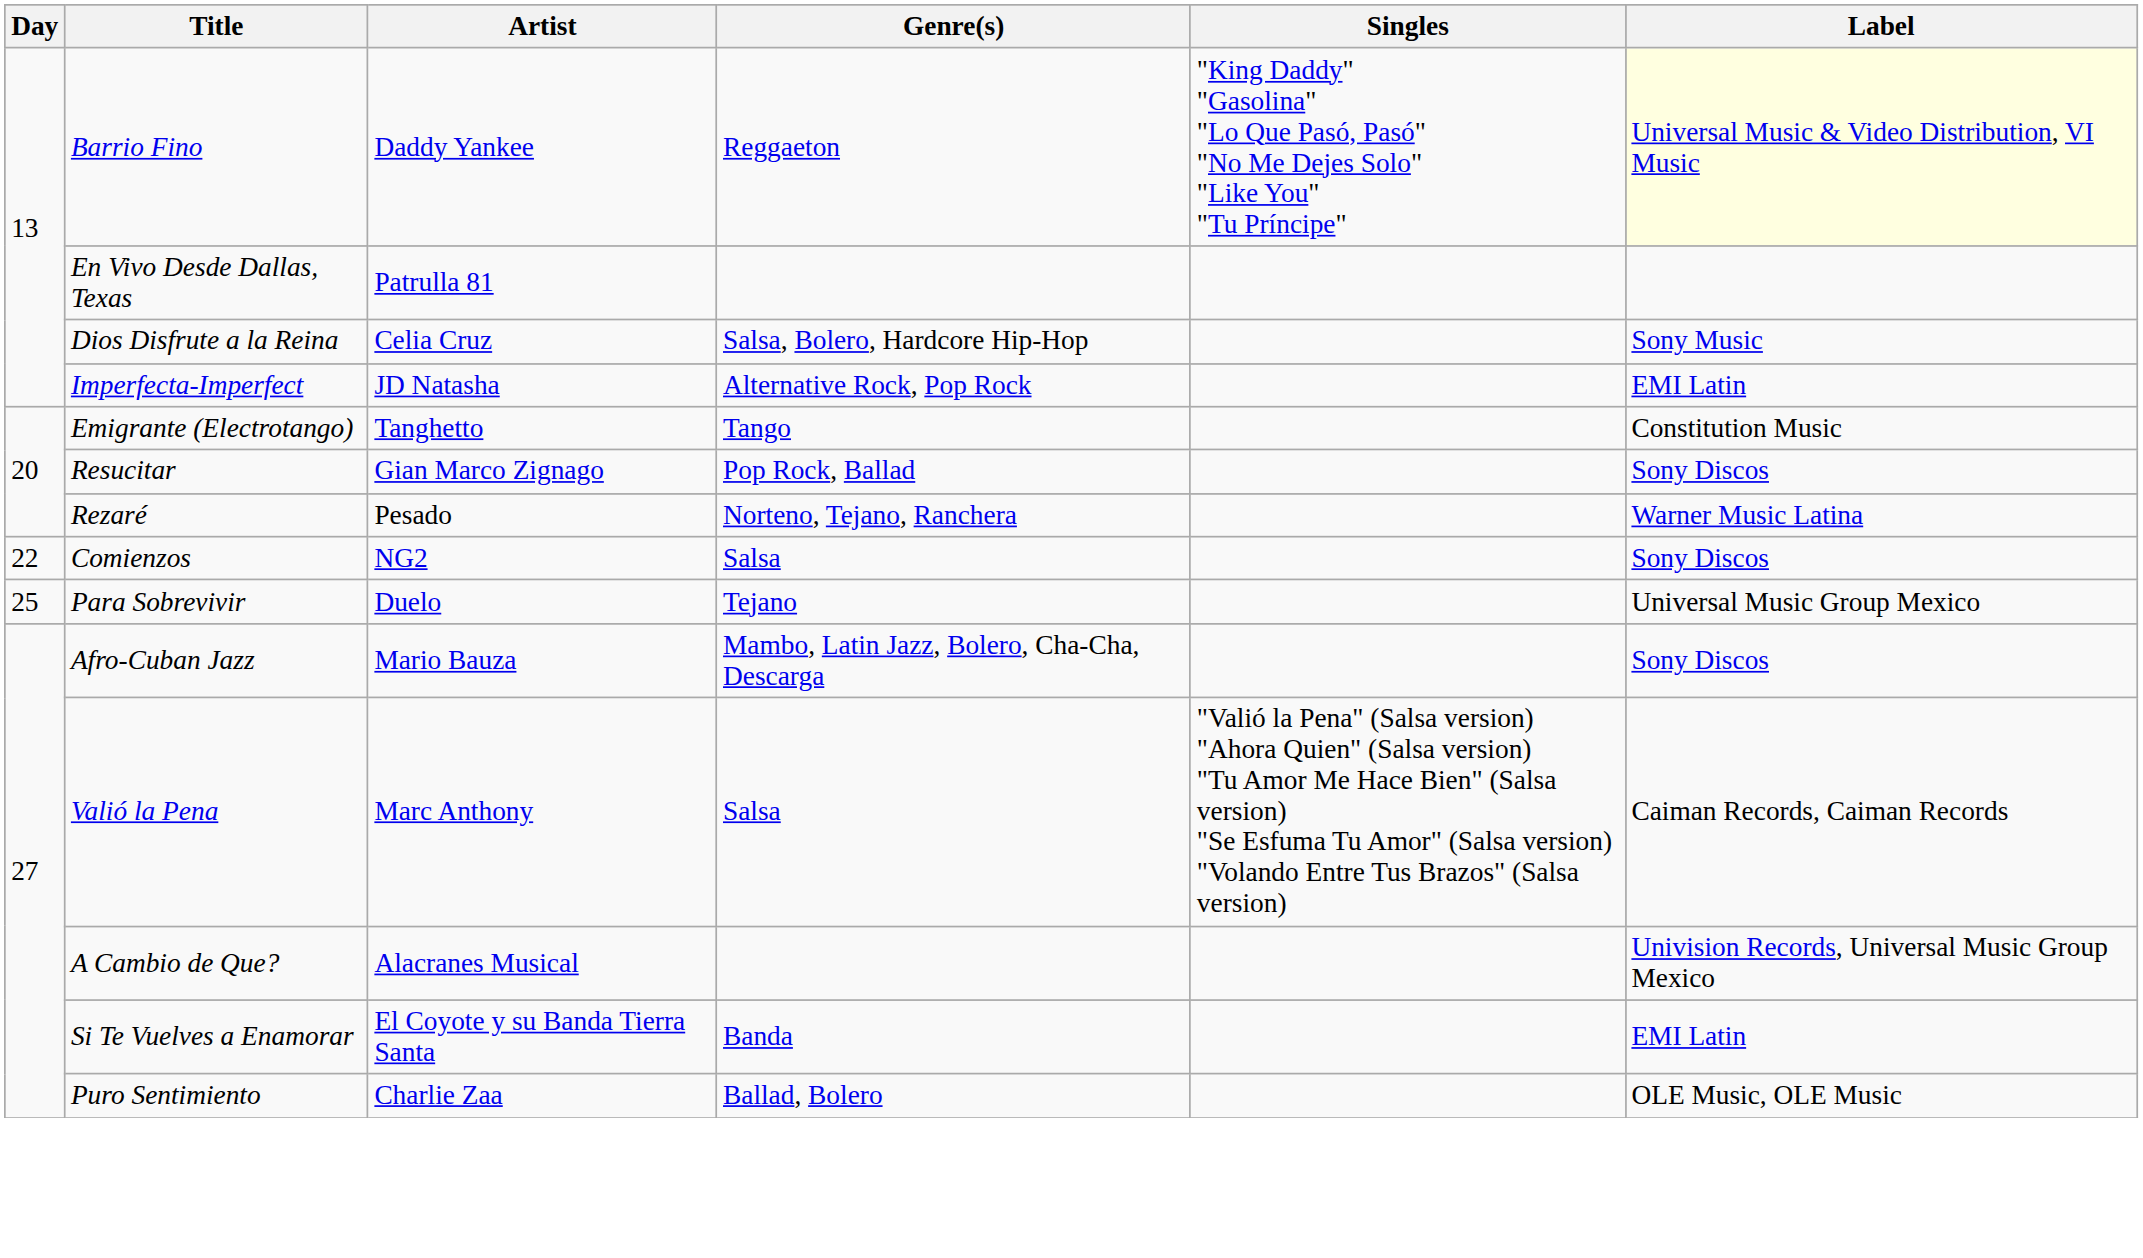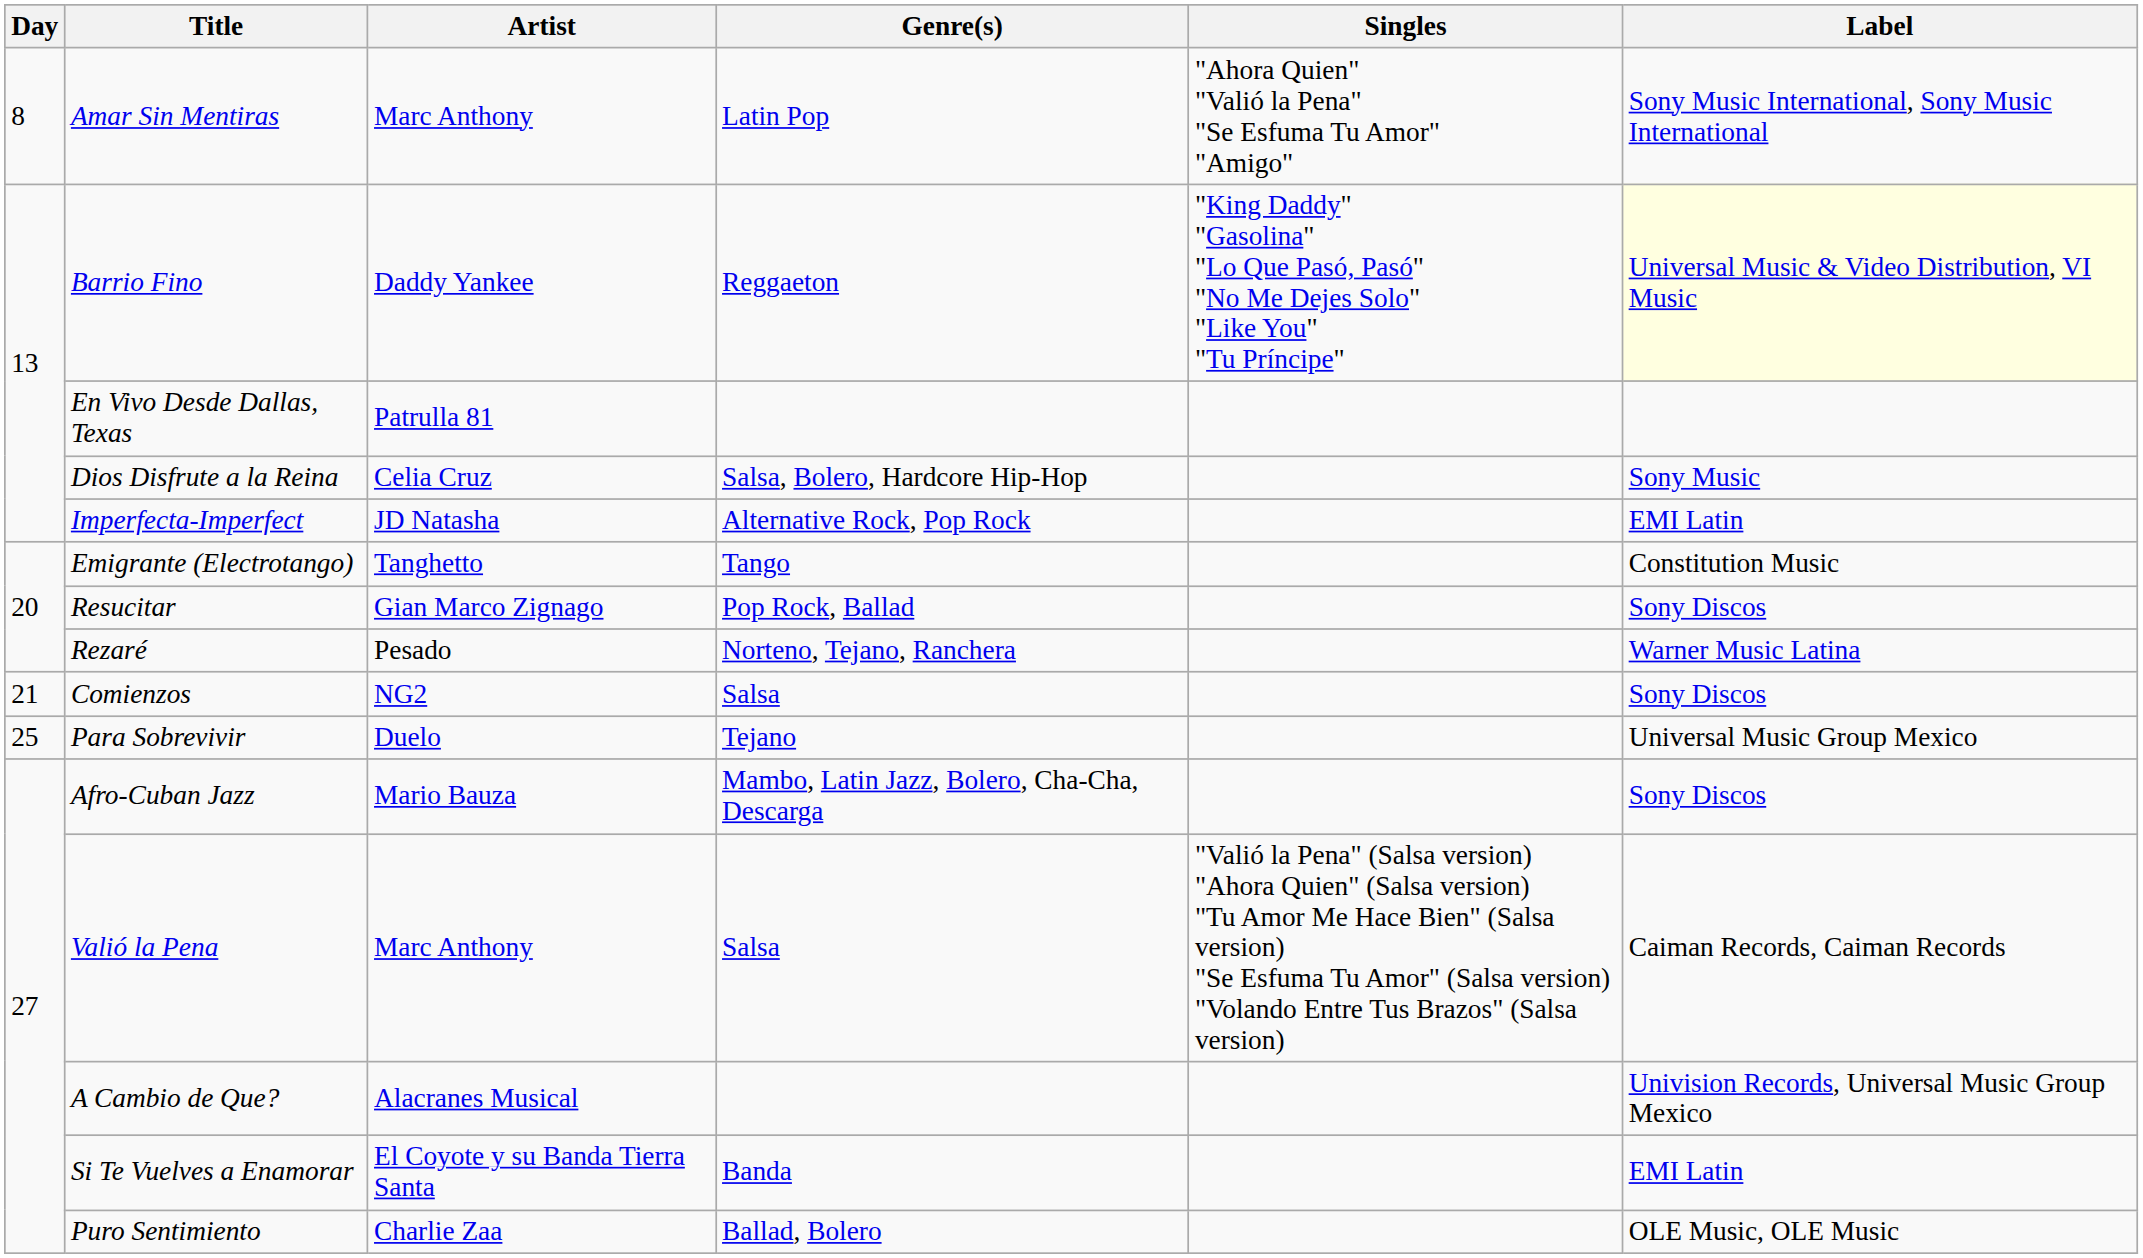+ row: (175, 115)
(25, 558) 22 -> (25, 693) 21
